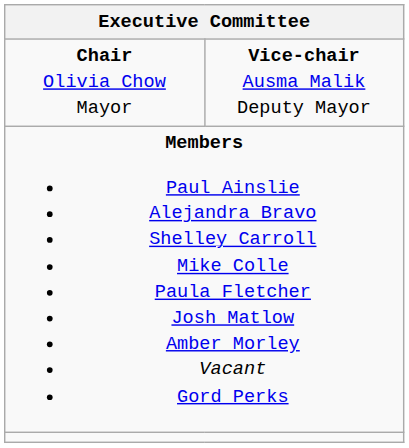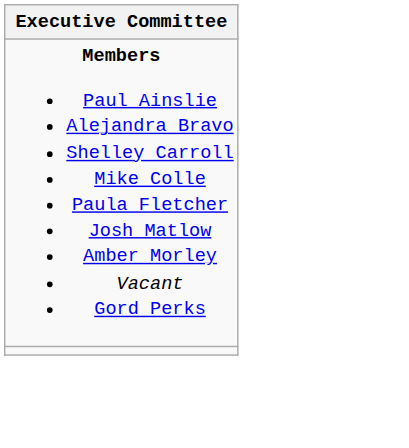- row: (104, 82)
